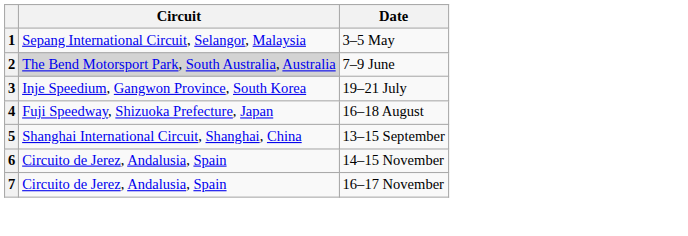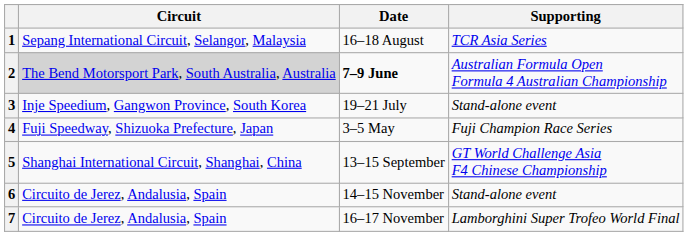+ column: (566, 16)
(369, 40) 3–5 May -> (383, 40) 16–18 August
(369, 64) normal -> (370, 72) bold
(383, 112) 16–18 August -> (369, 129) 3–5 May
